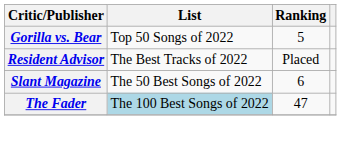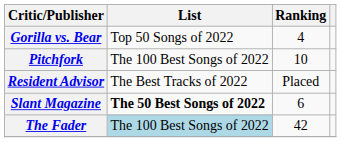(301, 37) 5 -> (301, 37) 4
+ row: (56, 59)
(186, 81) normal -> (188, 103) bold
(301, 103) 47 -> (301, 125) 42
